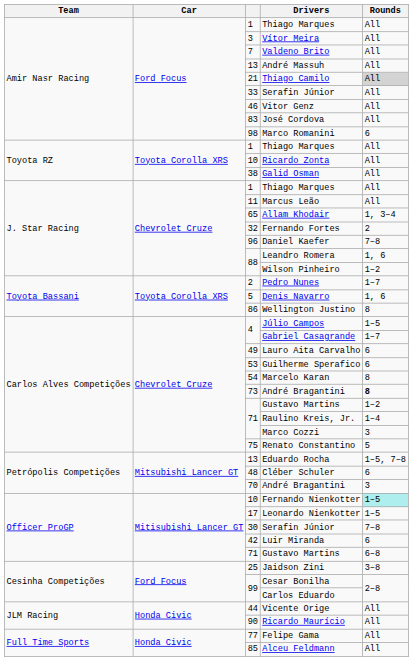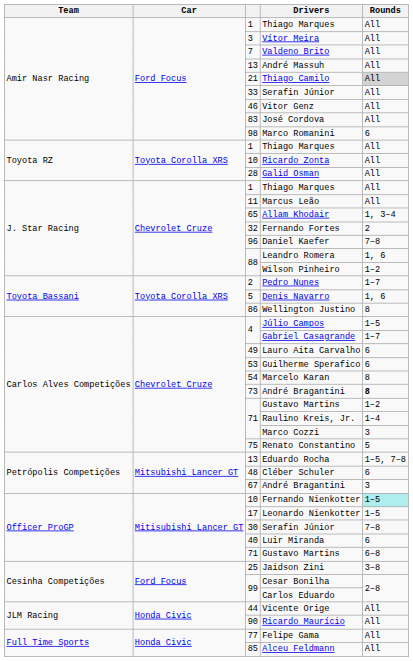(253, 174) 38 -> (253, 174) 28
(253, 486) 70 -> (253, 486) 67
(253, 541) 42 -> (253, 541) 40
